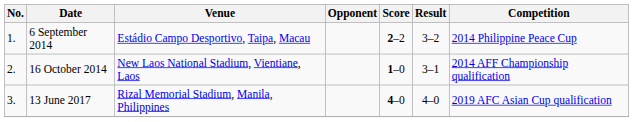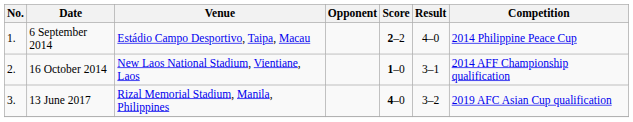(431, 38) 3–2 -> (431, 38) 4–0
(431, 100) 4–0 -> (431, 100) 3–2
